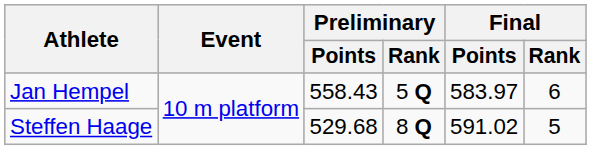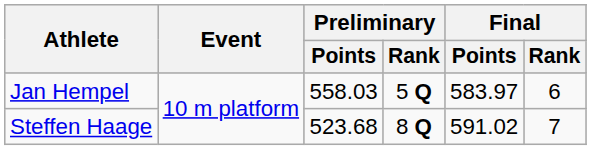(344, 91) 558.43 -> (344, 91) 558.03
(344, 127) 529.68 -> (344, 127) 523.68
(554, 127) 5 -> (554, 127) 7
